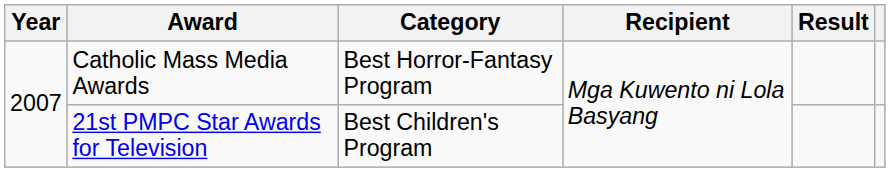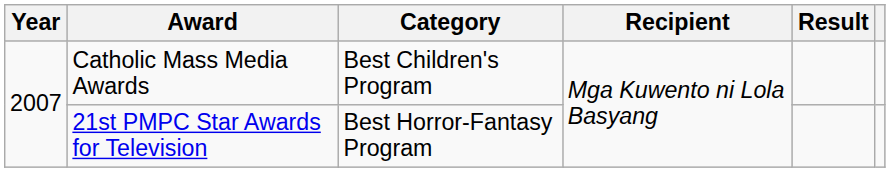(448, 72) Best Horror-Fantasy Program -> (421, 72) Best Children's Program
(421, 135) Best Children's Program -> (448, 135) Best Horror-Fantasy Program
